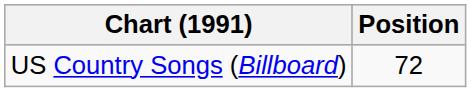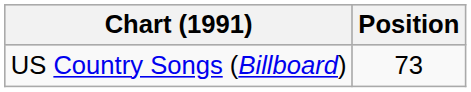(409, 65) 72 -> (409, 65) 73
